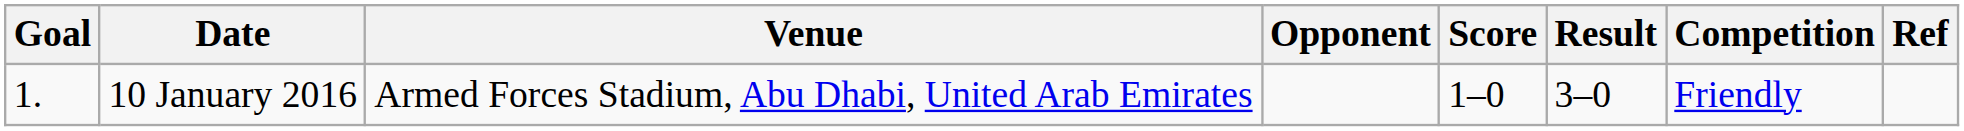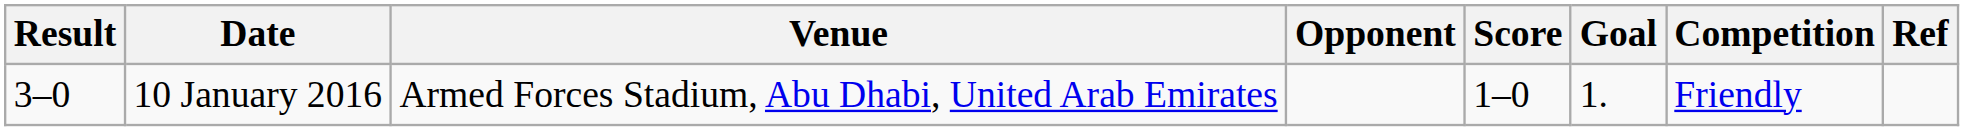columns swapped: (52, 34) <-> (1606, 34)
